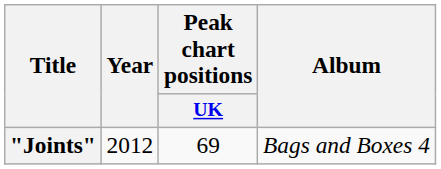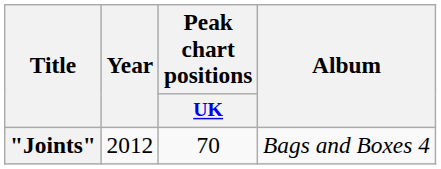(208, 145) 69 -> (208, 145) 70
